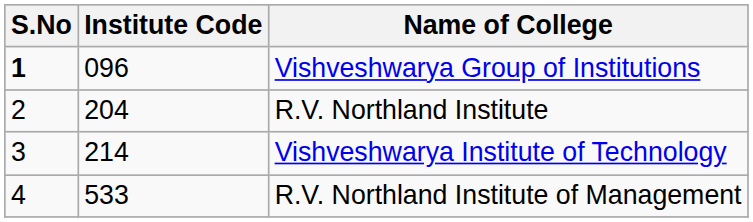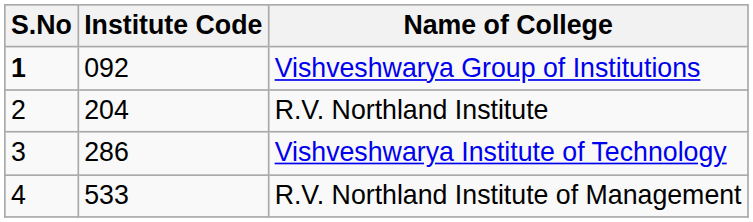(106, 68) 096 -> (106, 68) 092
(106, 152) 214 -> (106, 152) 286
